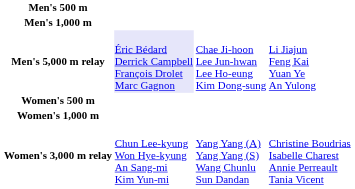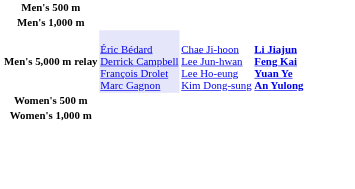(292, 67) normal -> (279, 67) bold
- row: (58, 155)
